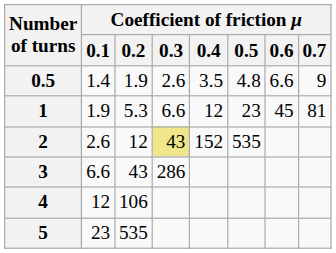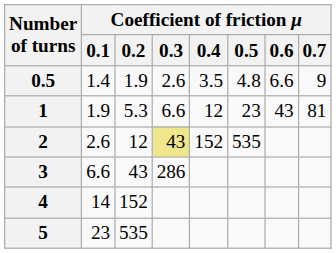(284, 111) 45 -> (284, 111) 43
(101, 202) 12 -> (101, 202) 14
(133, 202) 106 -> (133, 202) 152
